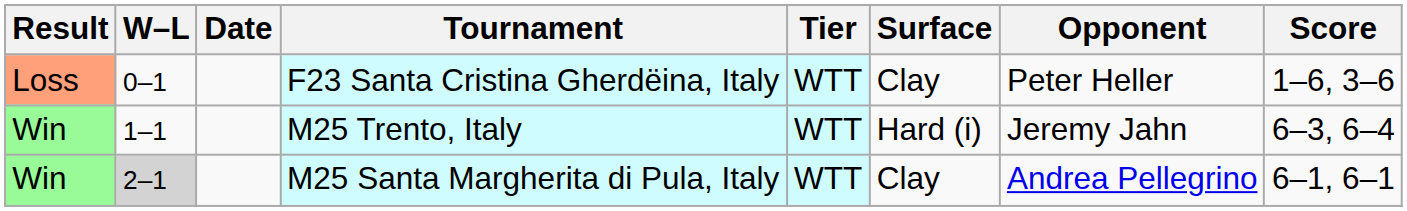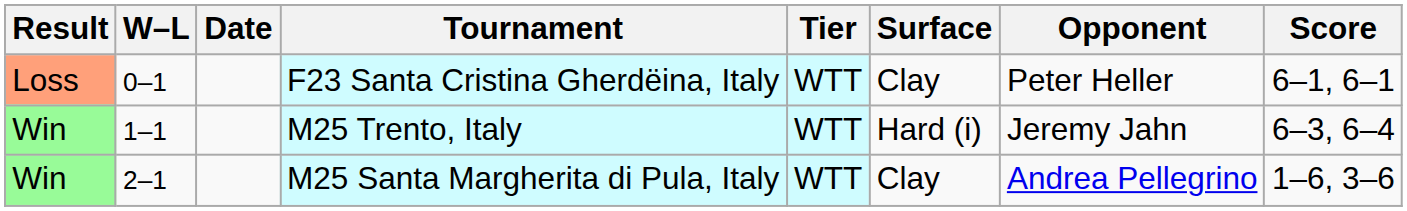(1333, 79) 1–6, 3–6 -> (1333, 79) 6–1, 6–1
(145, 181) lightgrey background -> (145, 181) no background
(1333, 179) 6–1, 6–1 -> (1333, 179) 1–6, 3–6
